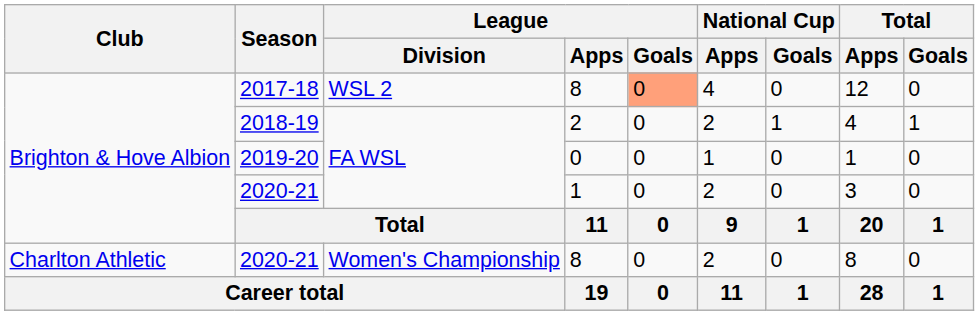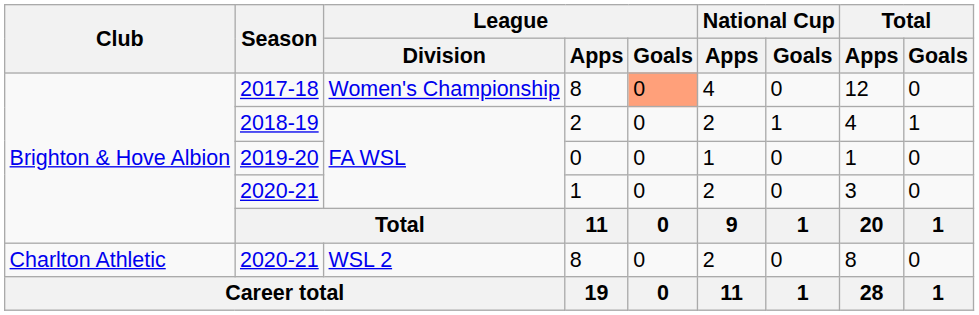(360, 89) WSL 2 -> (444, 89) Women's Championship
(444, 259) Women's Championship -> (360, 259) WSL 2
